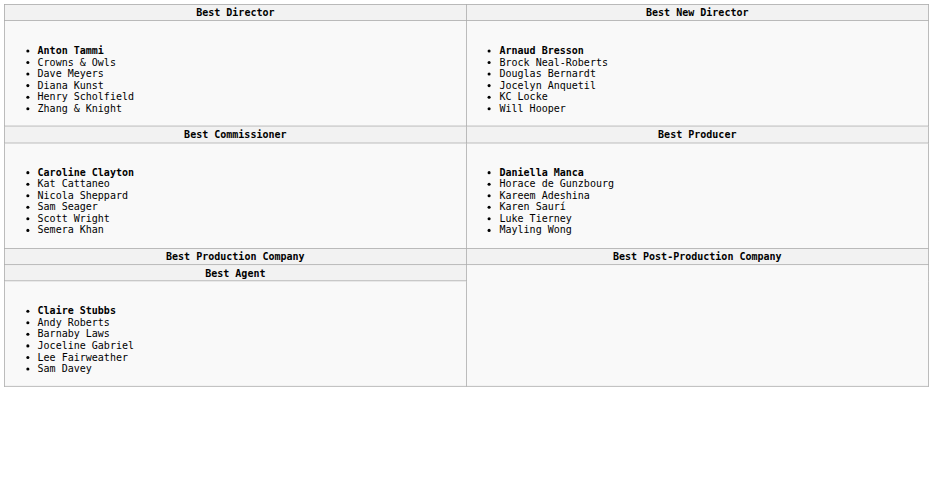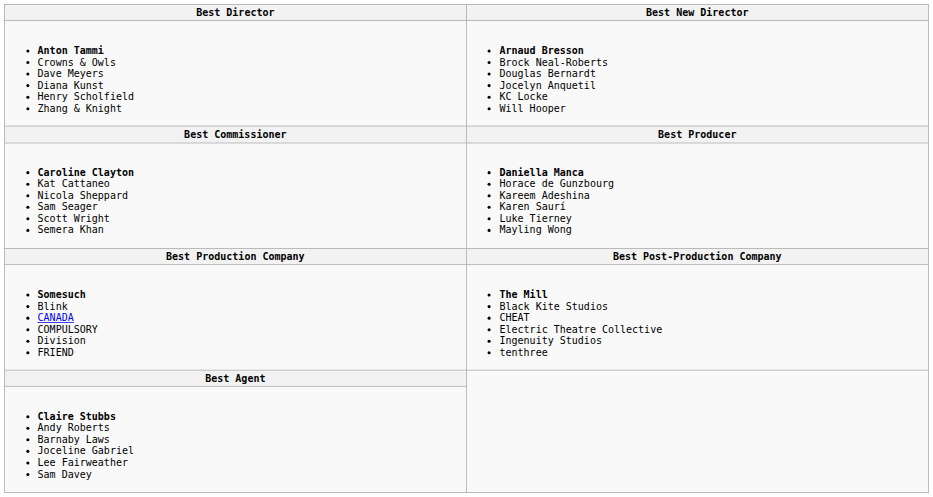+ row: (235, 323)
